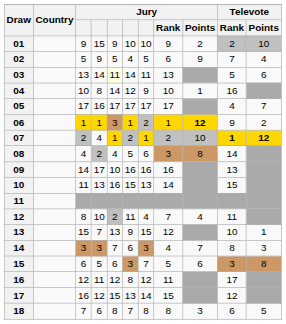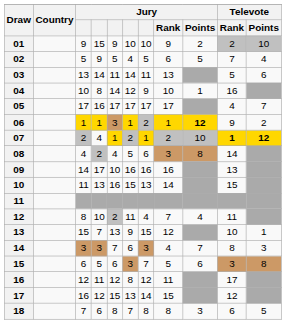(200, 59) 9 -> (200, 59) 5
(115, 75) lightyellow background -> (115, 75) no background
